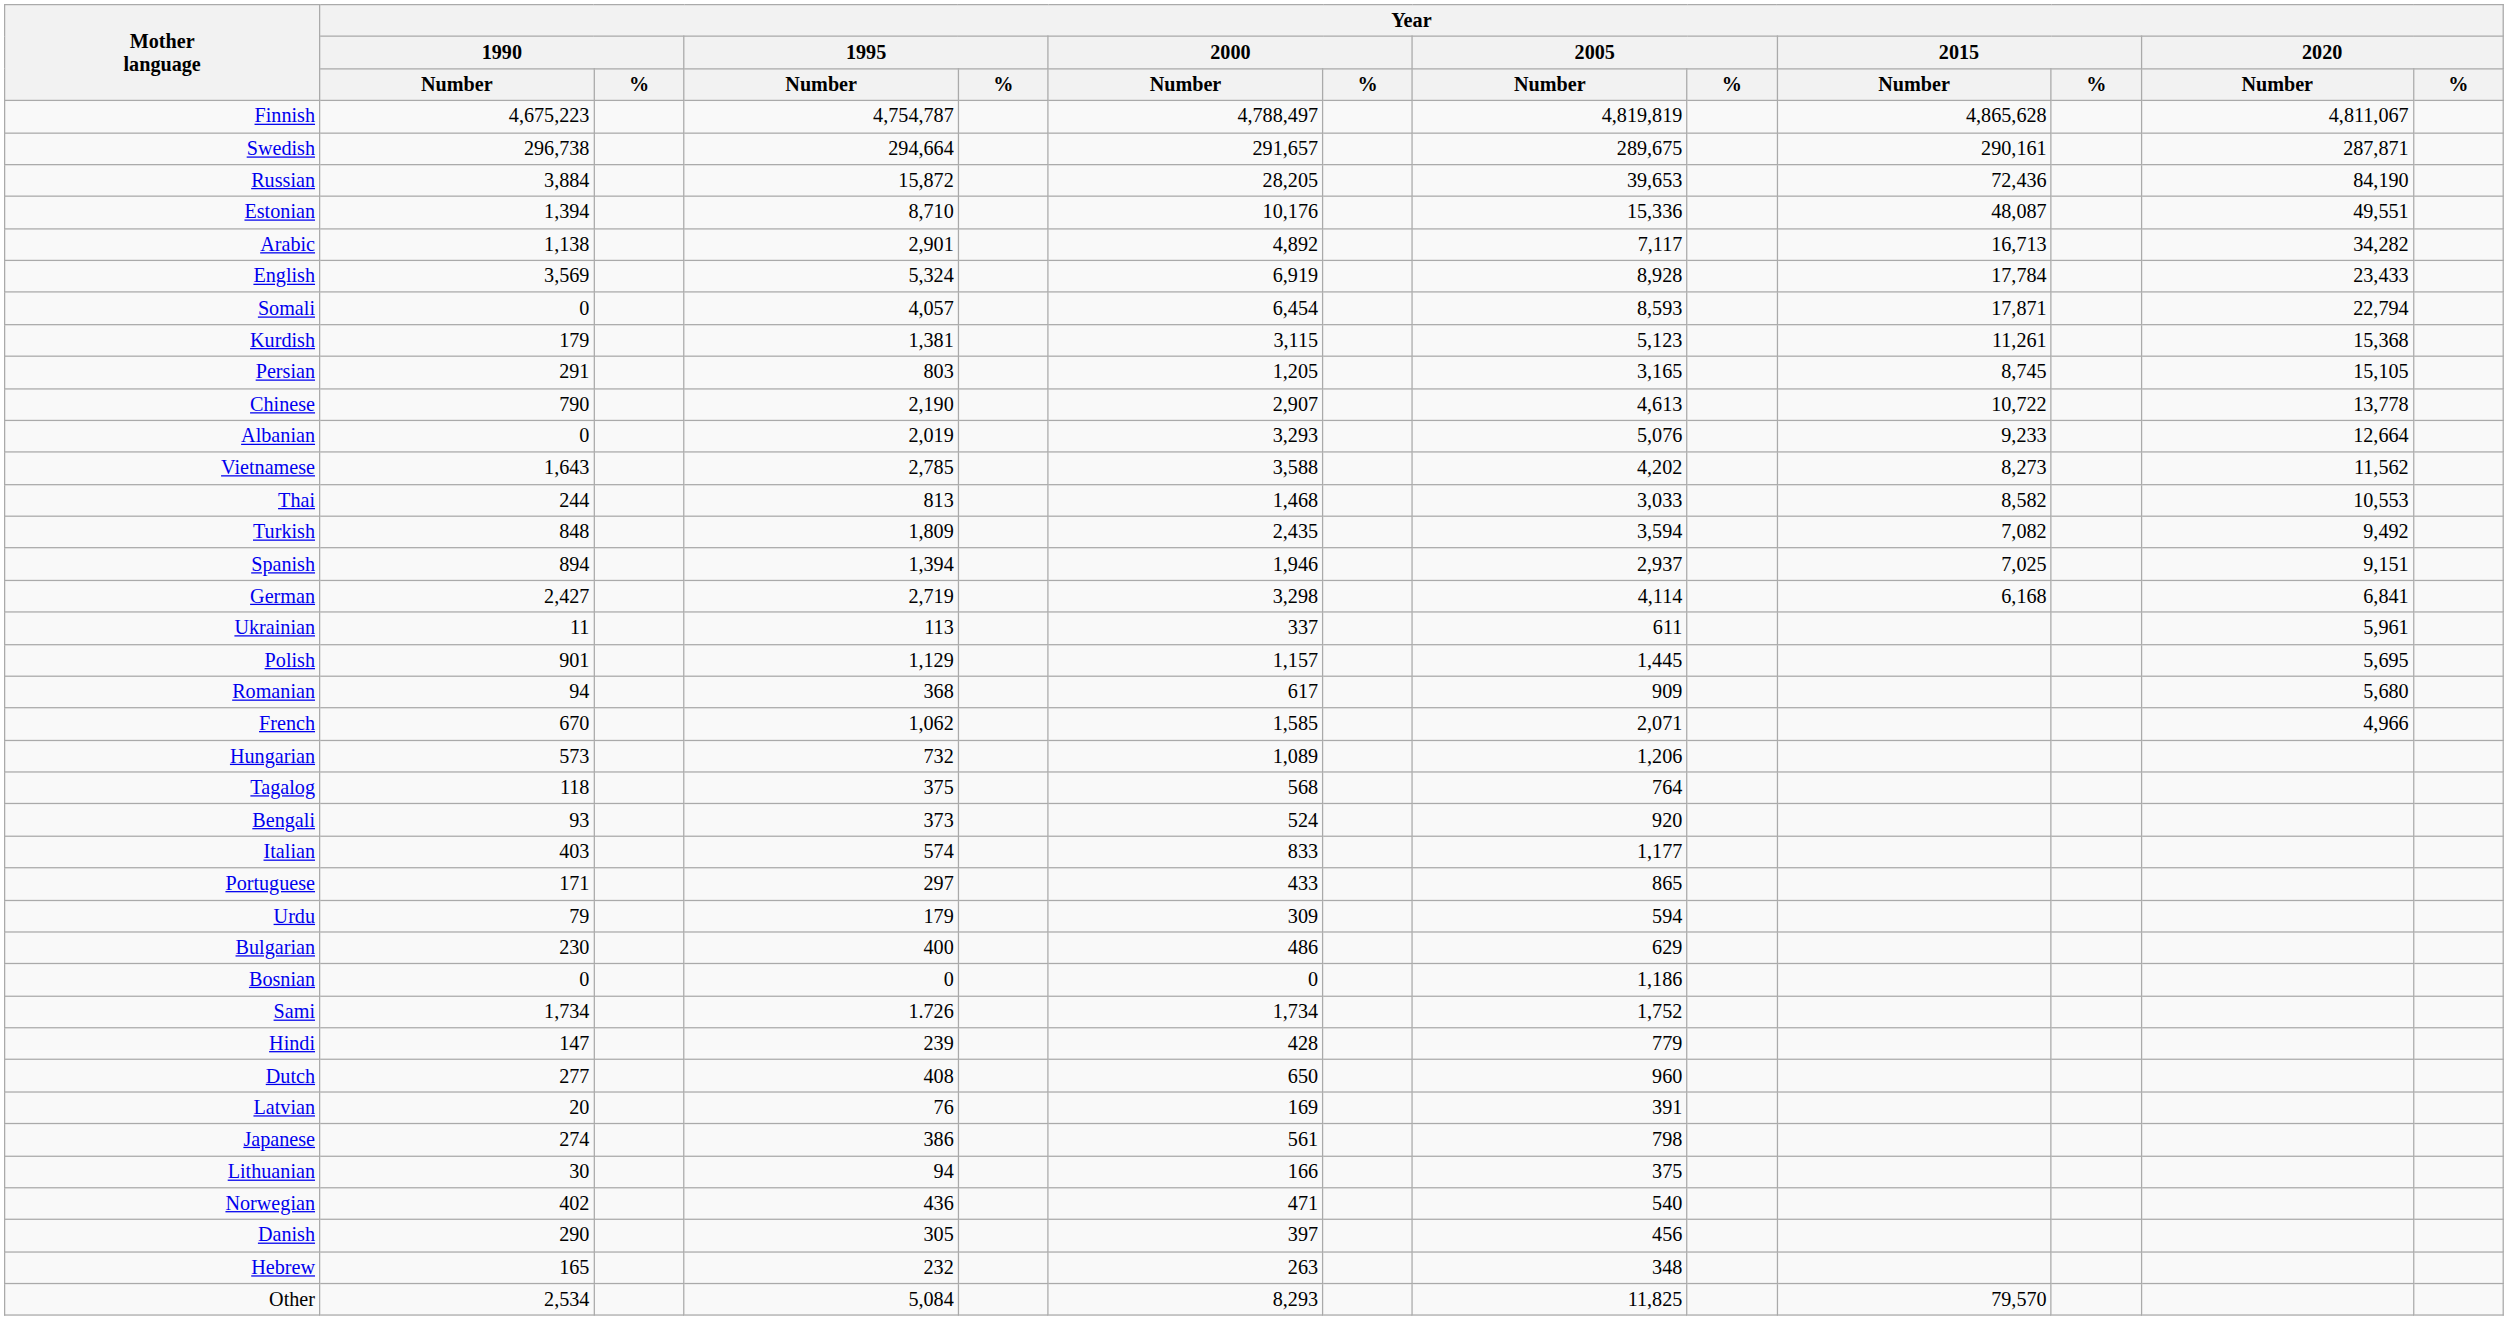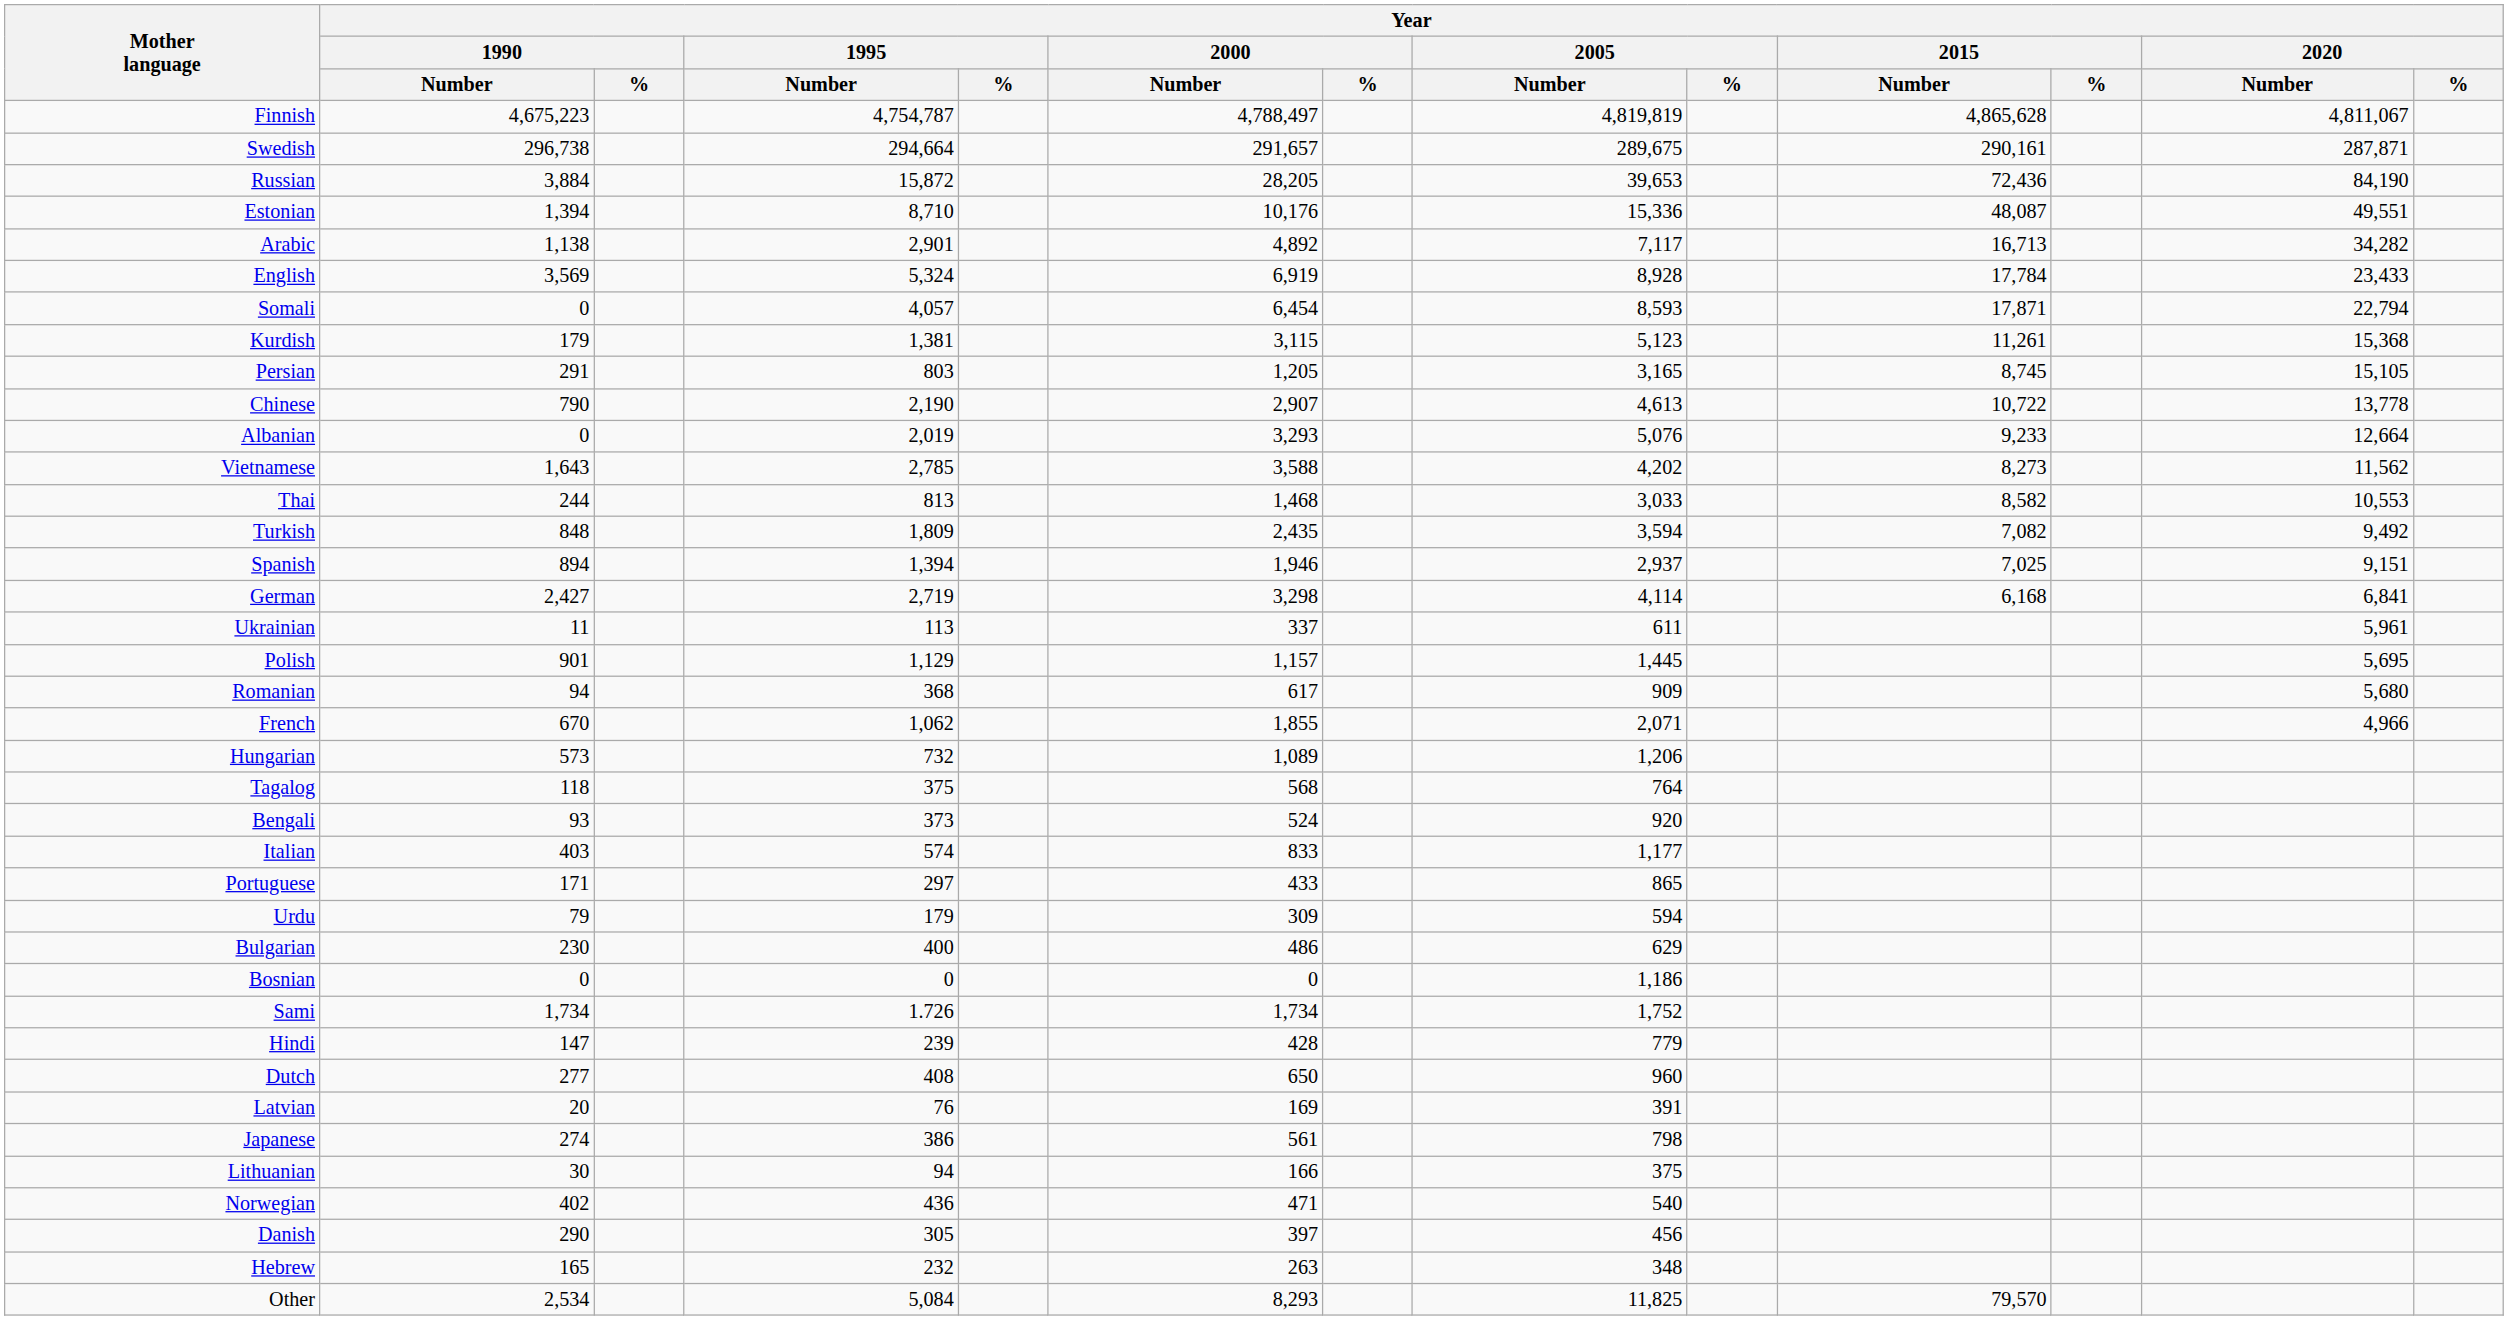(1295, 723) 1,585 -> (1295, 723) 1,855
